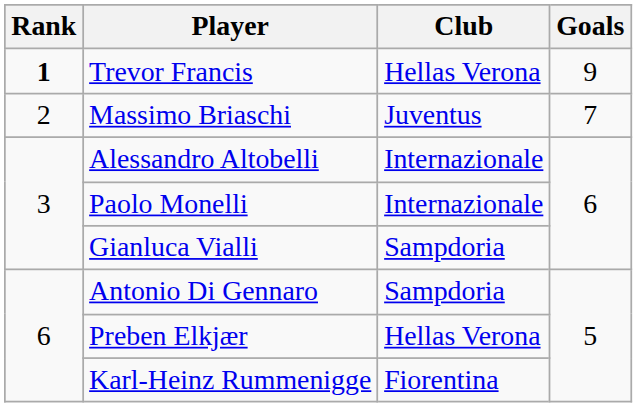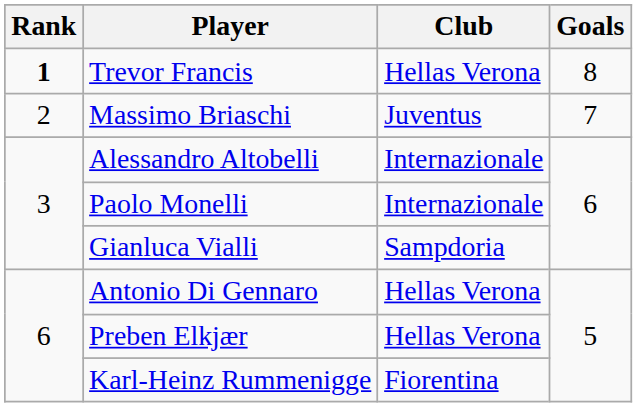(590, 70) 9 -> (590, 70) 8
(444, 291) Sampdoria -> (462, 291) Hellas Verona
